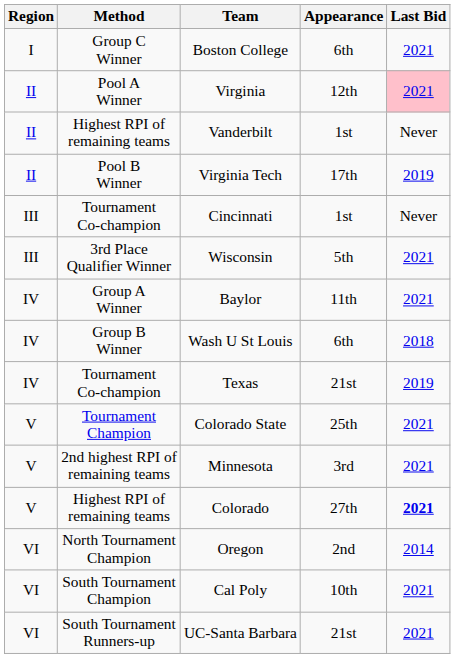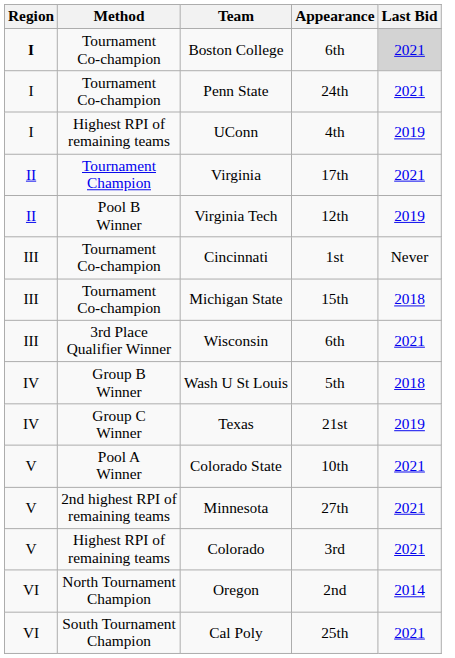(31, 49) normal -> (31, 49) bold
(119, 49) Group C Winner -> (119, 49) Tournament Co-champion
(418, 49) no background -> (410, 49) lightgrey background
+ row: (236, 91)
+ row: (236, 132)
(119, 91) Pool A Winner -> (119, 174) Tournament Champion
(344, 91) 12th -> (335, 174) 17th
(418, 91) pink background -> (410, 174) no background
- row: (240, 132)
(344, 174) 17th -> (335, 216) 12th
+ row: (236, 299)
(344, 257) 5th -> (335, 341) 6th
- row: (240, 299)
(344, 341) 6th -> (335, 382) 5th
(119, 382) Tournament Co-champion -> (119, 424) Group C Winner
(119, 424) Tournament Champion -> (119, 466) Pool A Winner
(344, 424) 25th -> (335, 466) 10th
(344, 466) 3rd -> (335, 507) 27th
(344, 507) 27th -> (335, 549) 3rd
(418, 507) bold -> (410, 549) normal
(344, 590) 10th -> (335, 632) 25th
- row: (240, 632)
